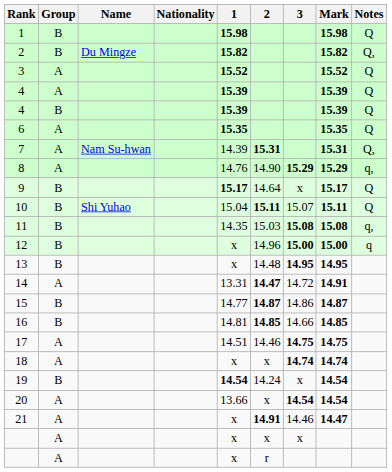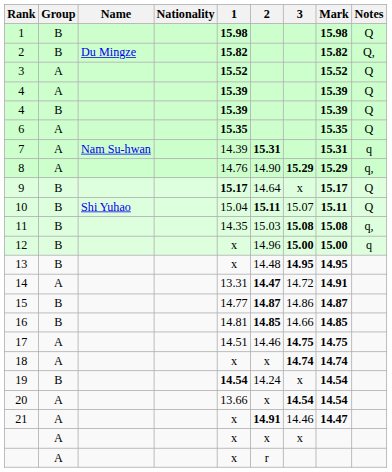(369, 149) Q, -> (369, 149) q
